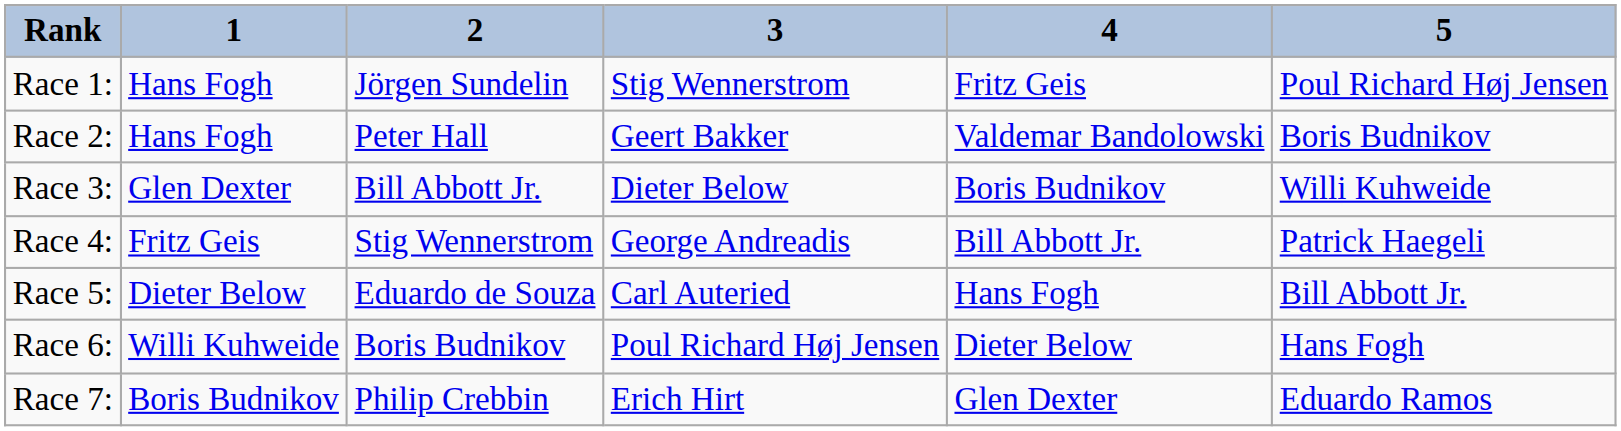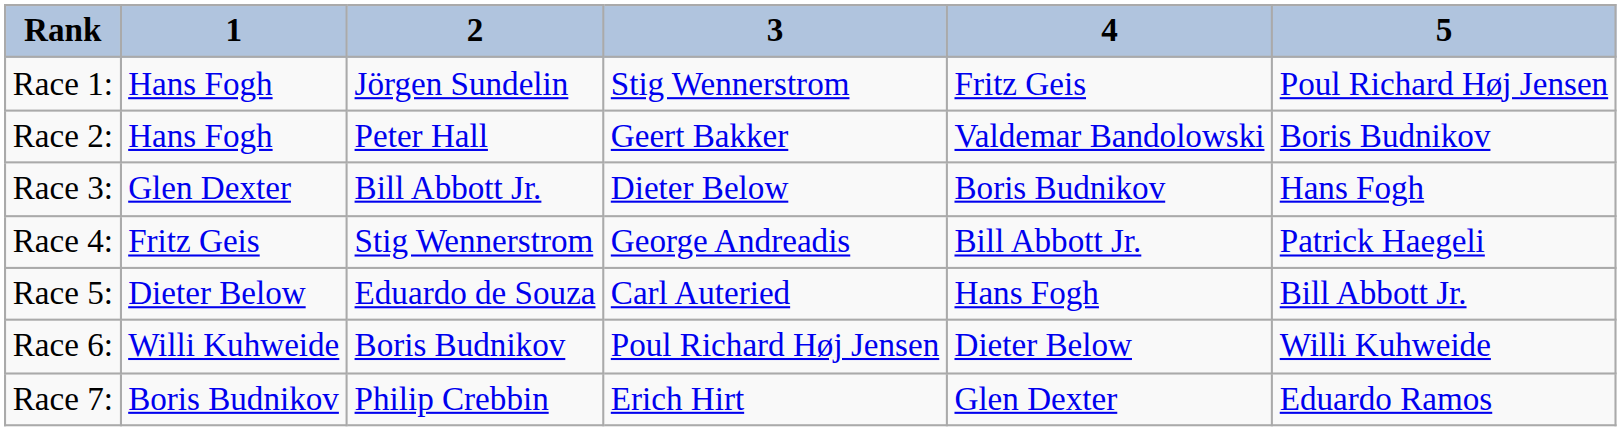(1385, 188) Willi Kuhweide -> (1352, 188) Hans Fogh
(1352, 345) Hans Fogh -> (1385, 345) Willi Kuhweide
